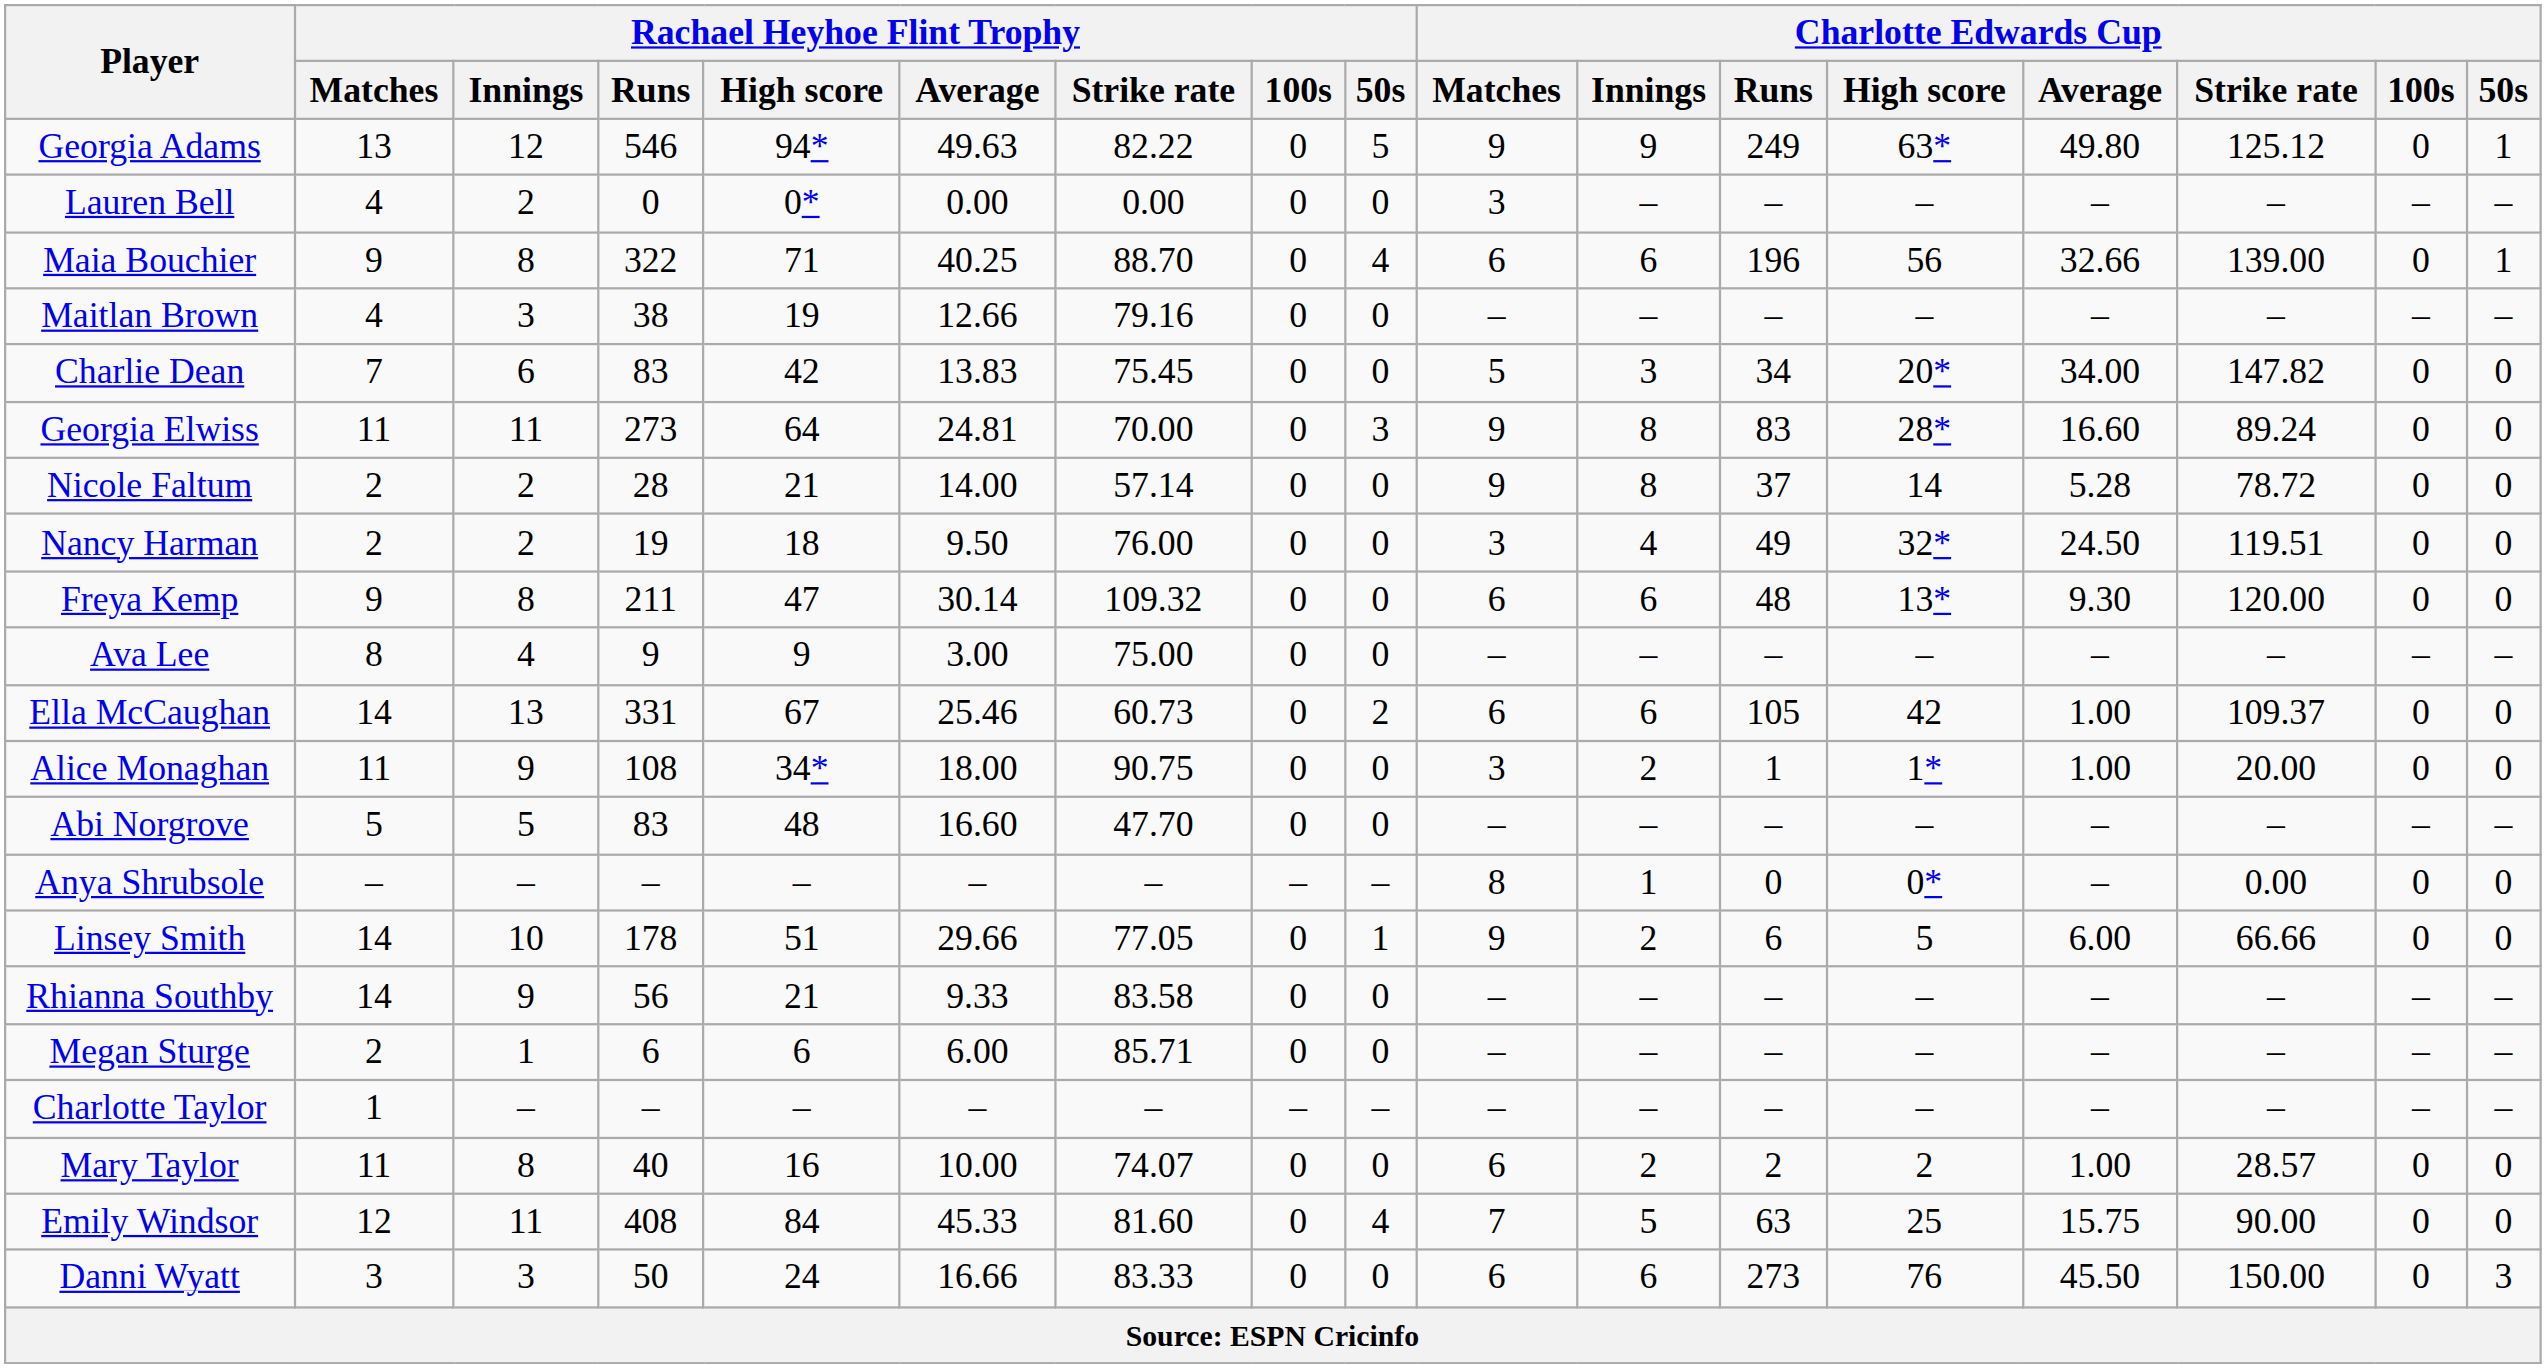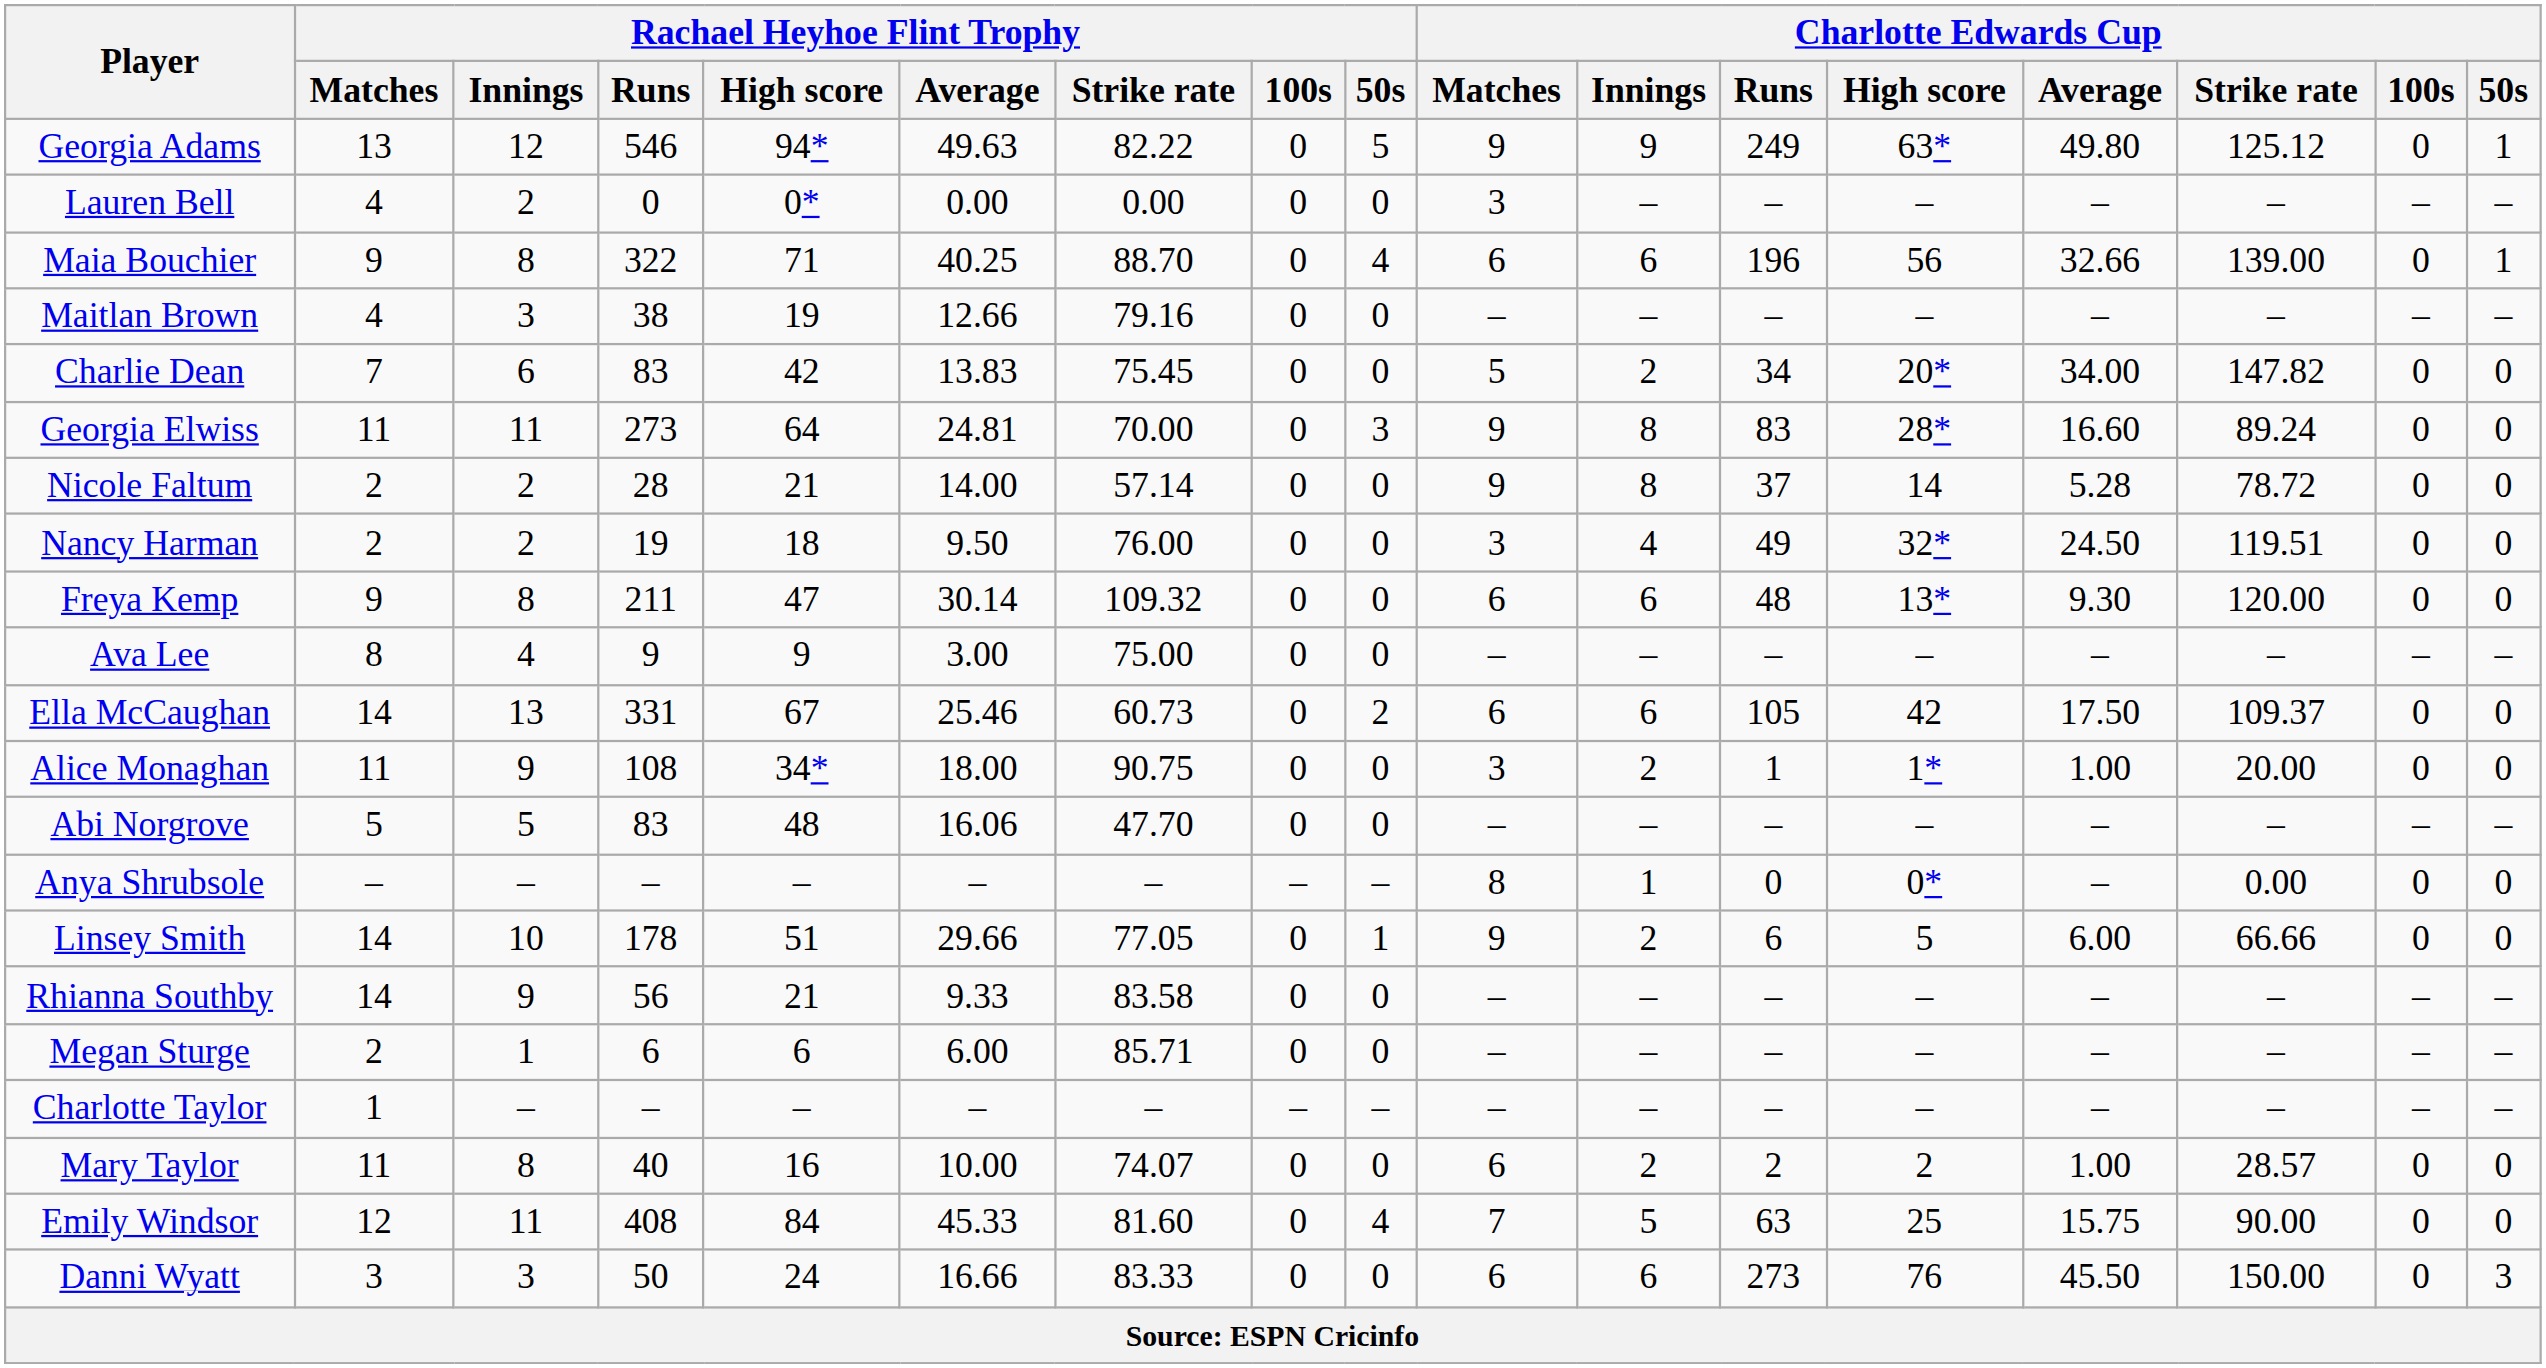(1649, 372) 3 -> (1649, 372) 2
(2100, 711) 1.00 -> (2100, 711) 17.50
(977, 825) 16.60 -> (977, 825) 16.06
